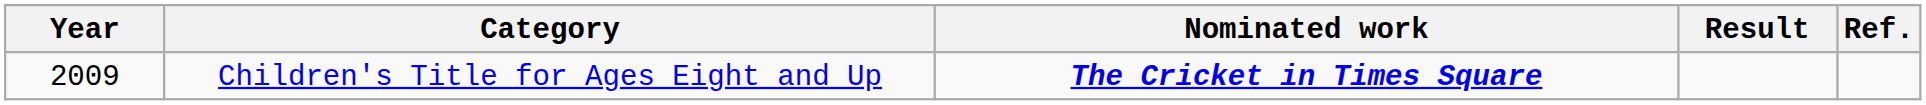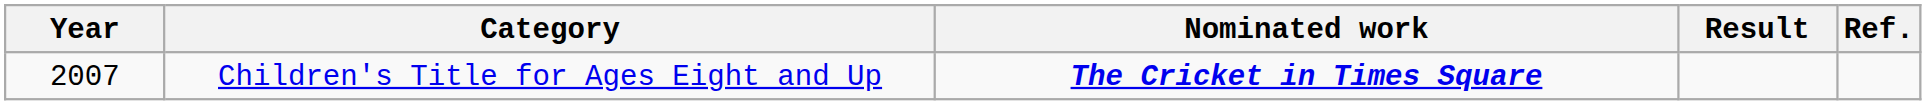(85, 76) 2009 -> (85, 76) 2007
